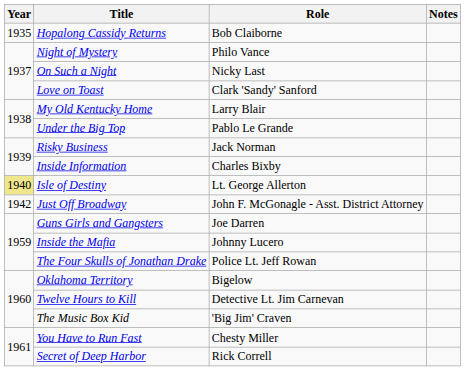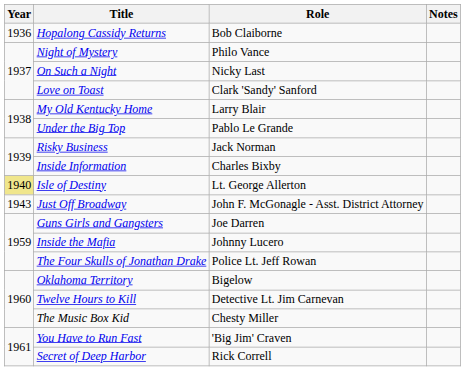(19, 33) 1935 -> (19, 33) 1936
(19, 204) 1942 -> (19, 204) 1943
(252, 318) 'Big Jim' Craven -> (245, 318) Chesty Miller
(245, 337) Chesty Miller -> (252, 337) 'Big Jim' Craven
